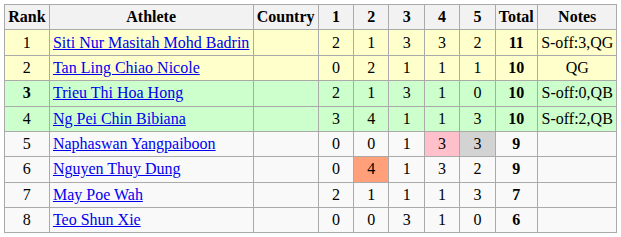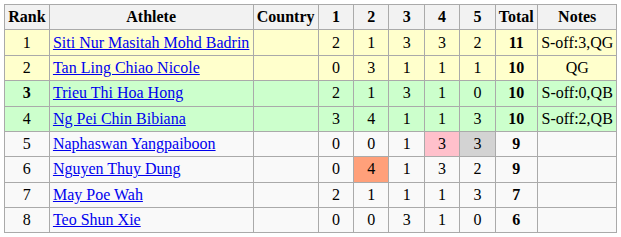(371, 67) 2 -> (371, 67) 3
